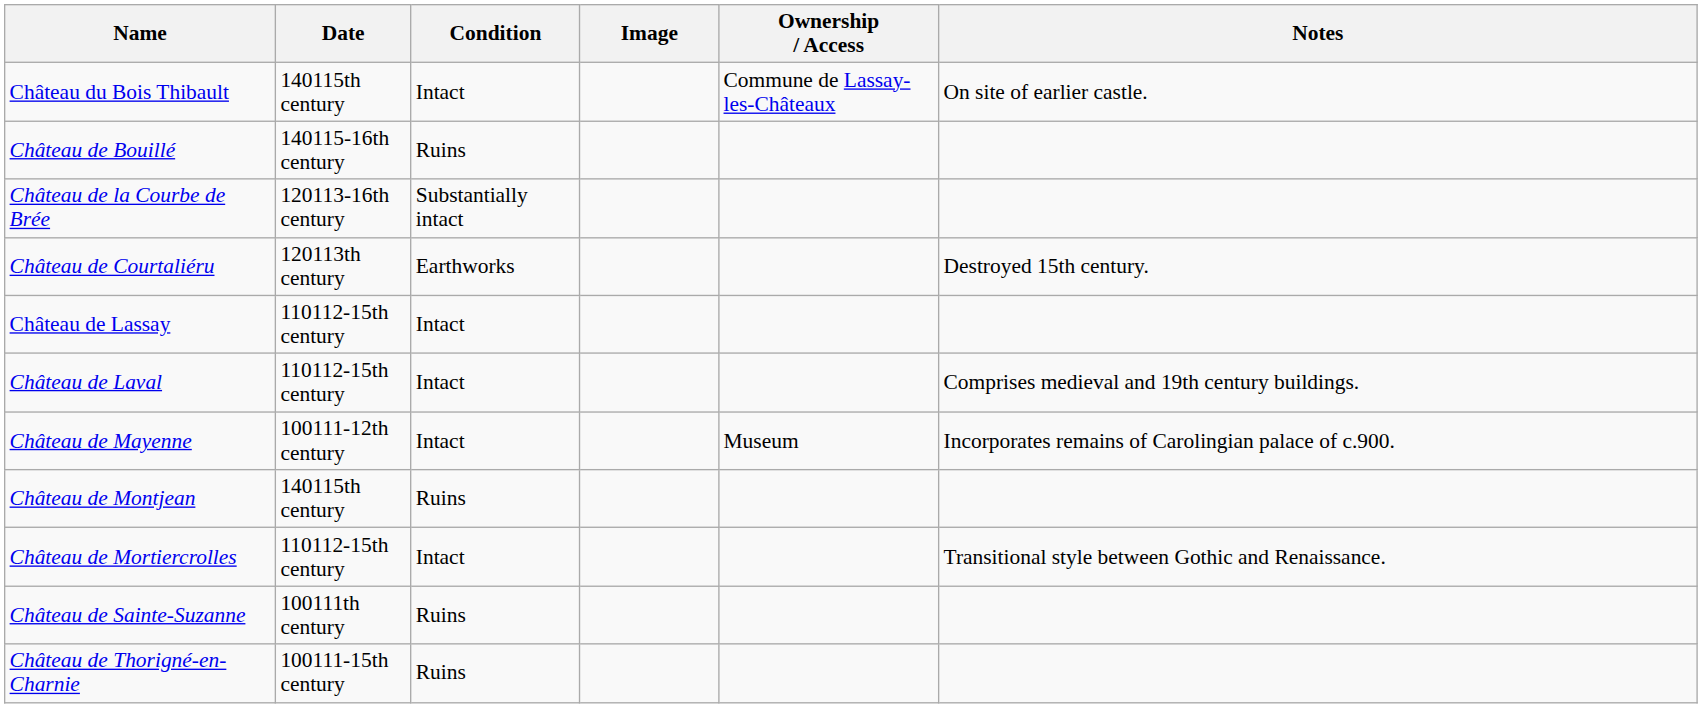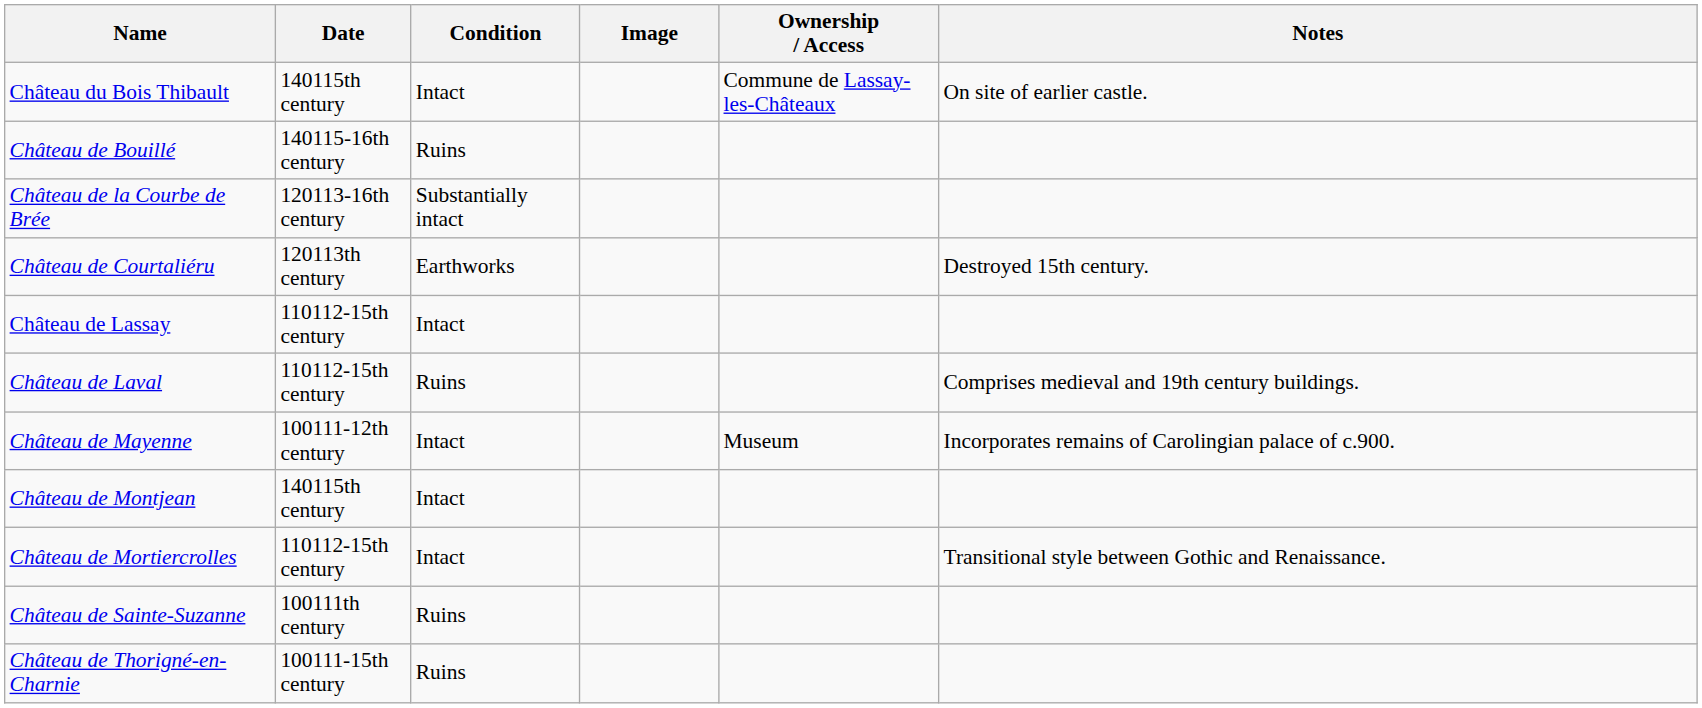(440, 382) Intact -> (441, 382) Ruins
(441, 498) Ruins -> (440, 498) Intact
